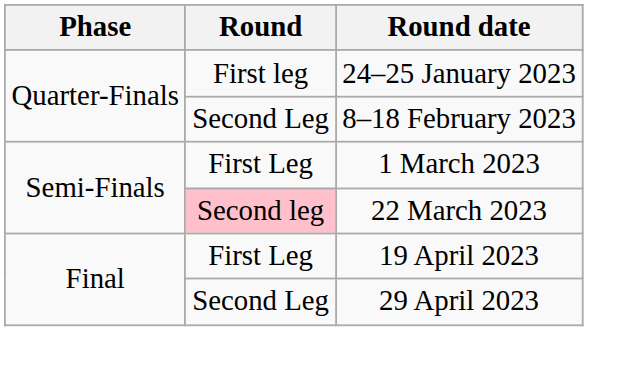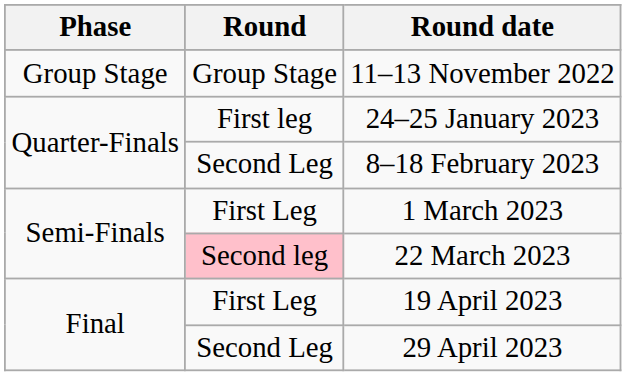+ row: (482, 73)
